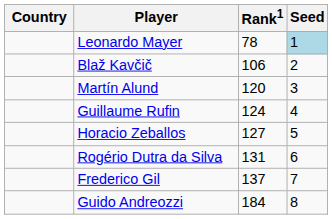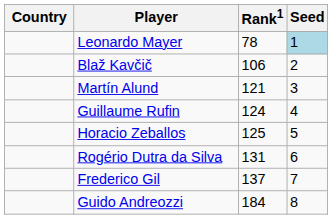(254, 88) 120 -> (254, 88) 121
(254, 134) 127 -> (254, 134) 125
